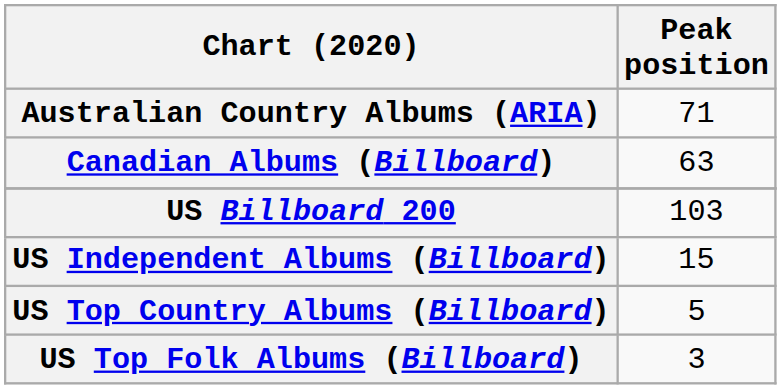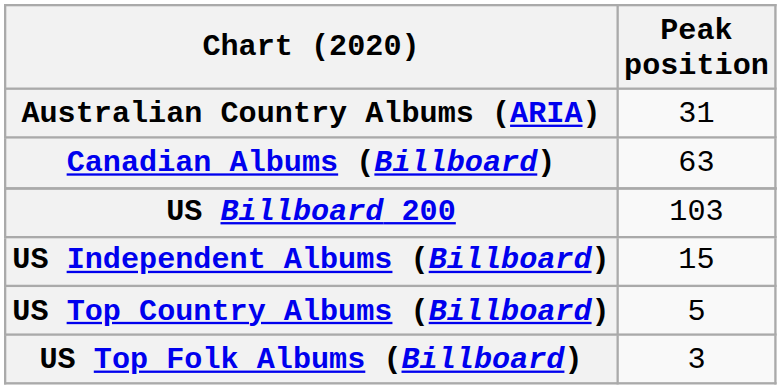(696, 114) 71 -> (696, 114) 31
